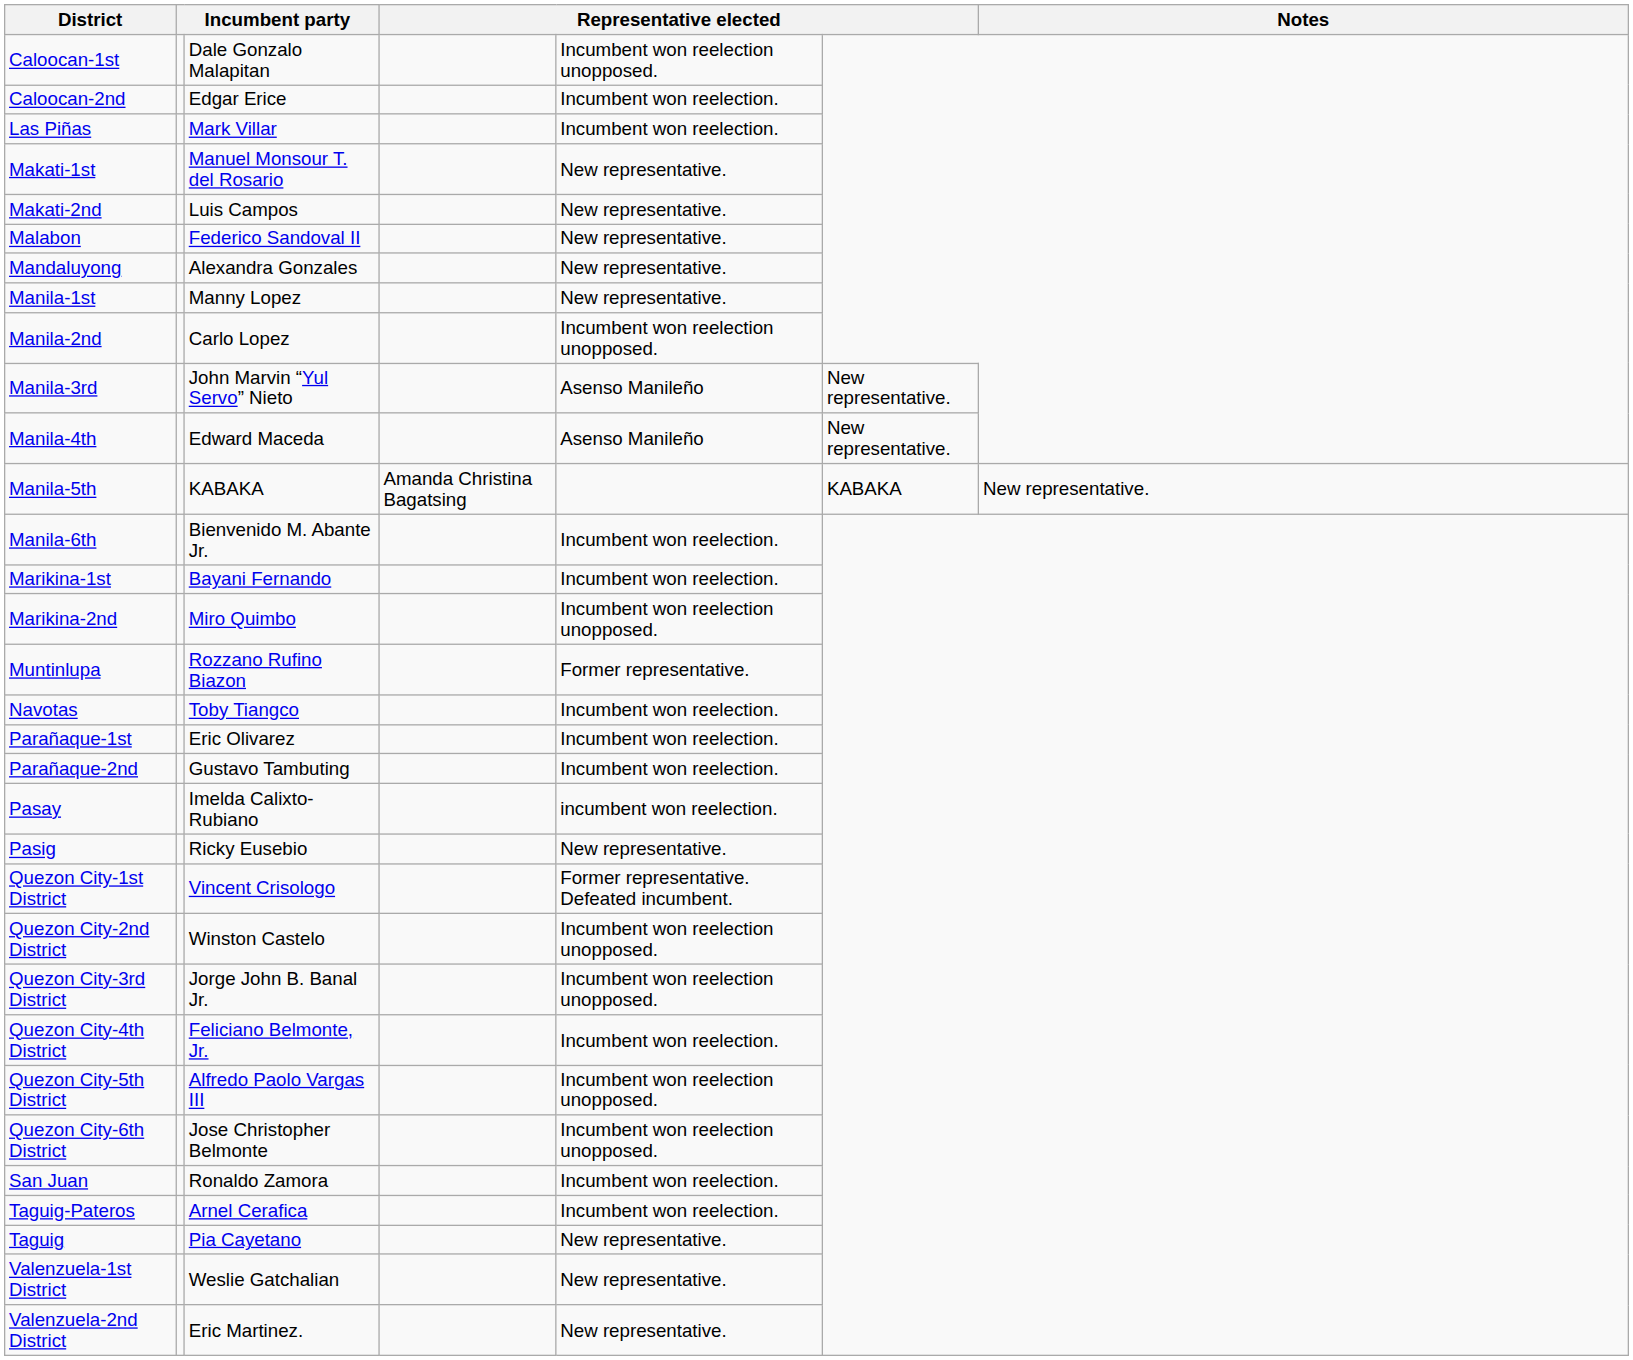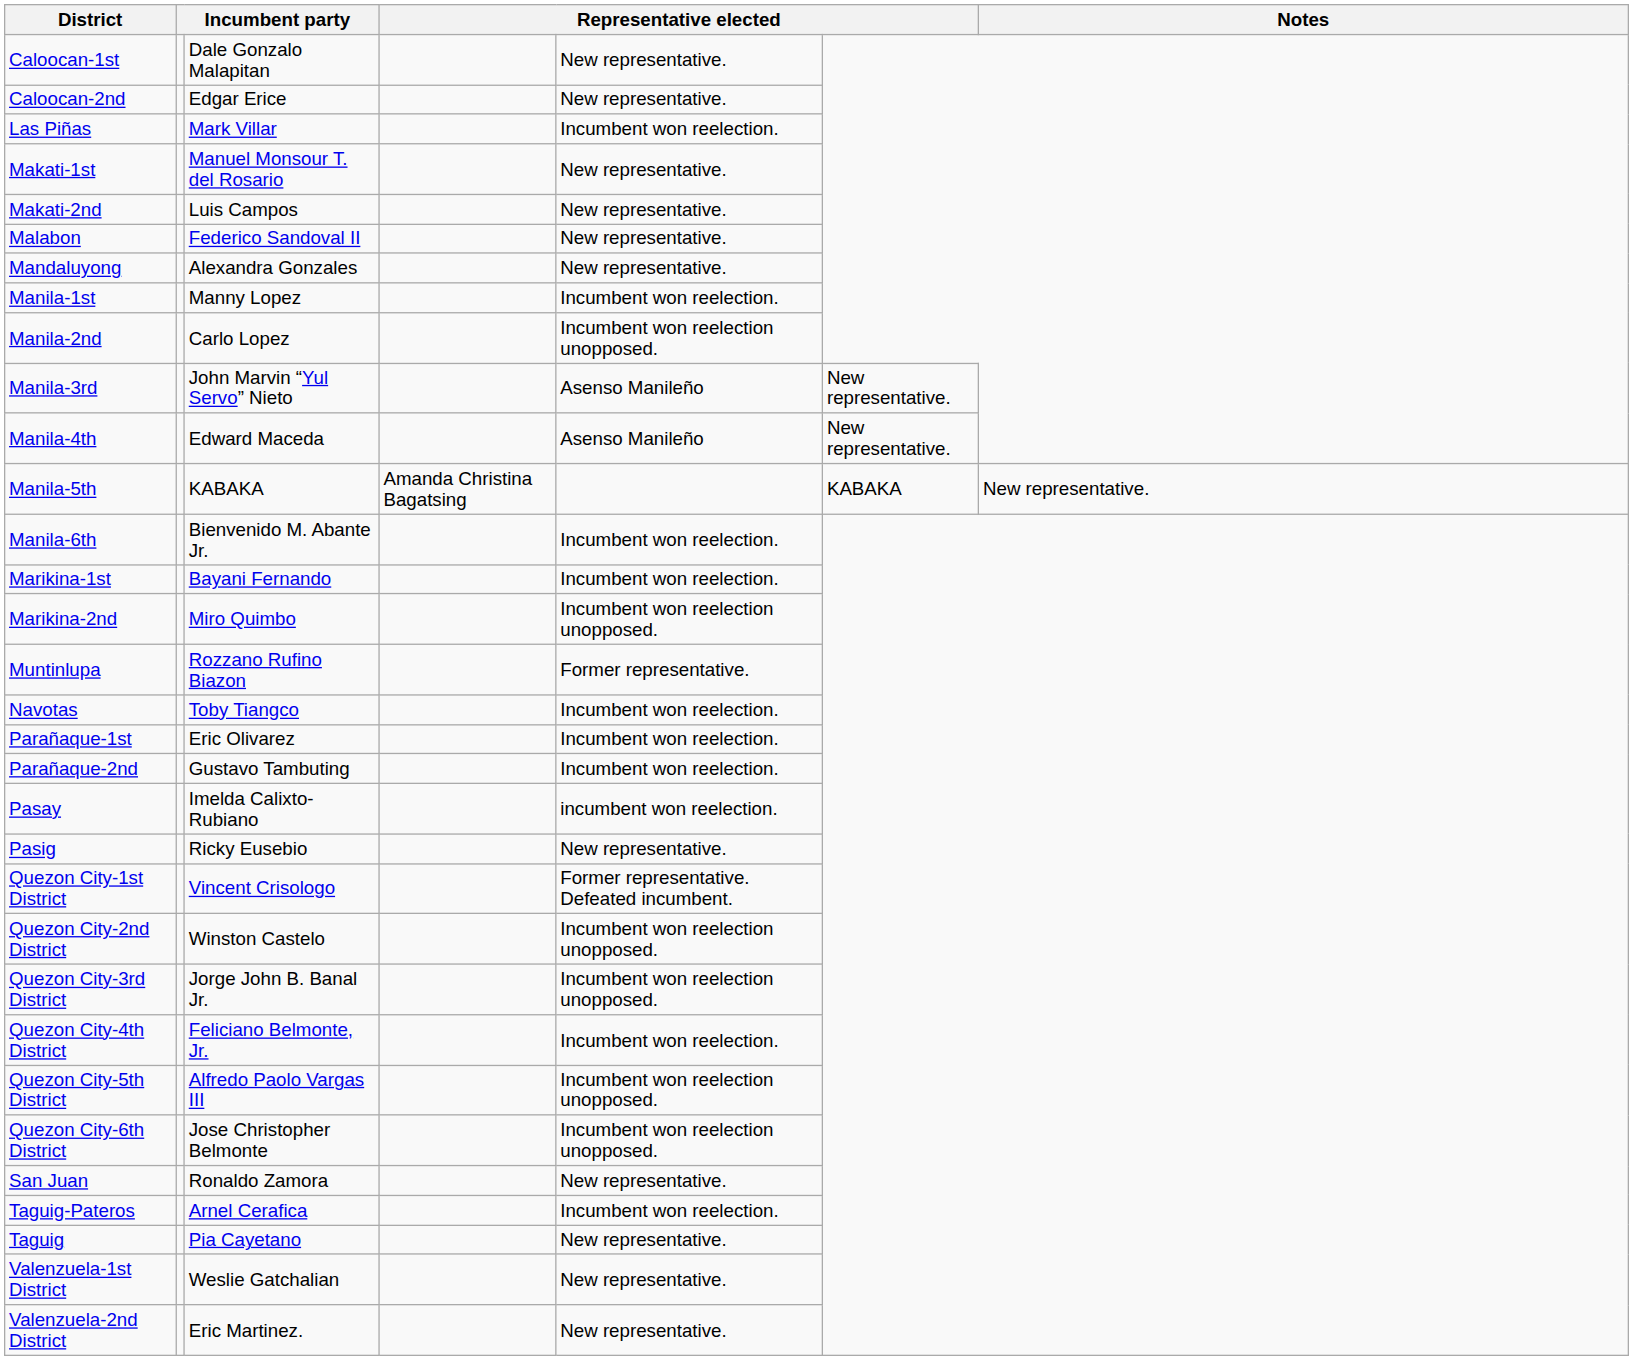(667, 60) Incumbent won reelection unopposed. -> (643, 60) New representative.
(669, 100) Incumbent won reelection. -> (643, 100) New representative.
(643, 298) New representative. -> (669, 298) Incumbent won reelection.
(669, 1181) Incumbent won reelection. -> (643, 1181) New representative.
